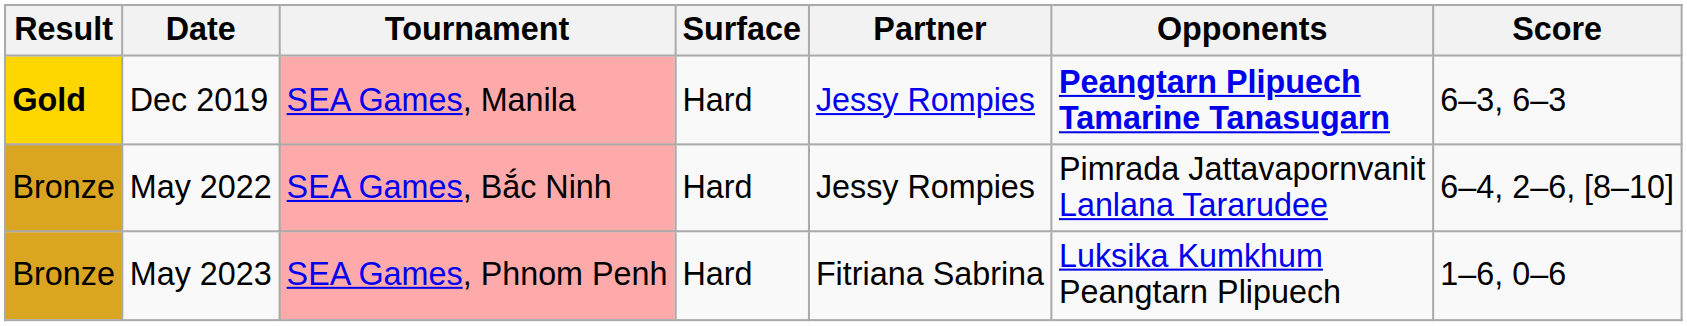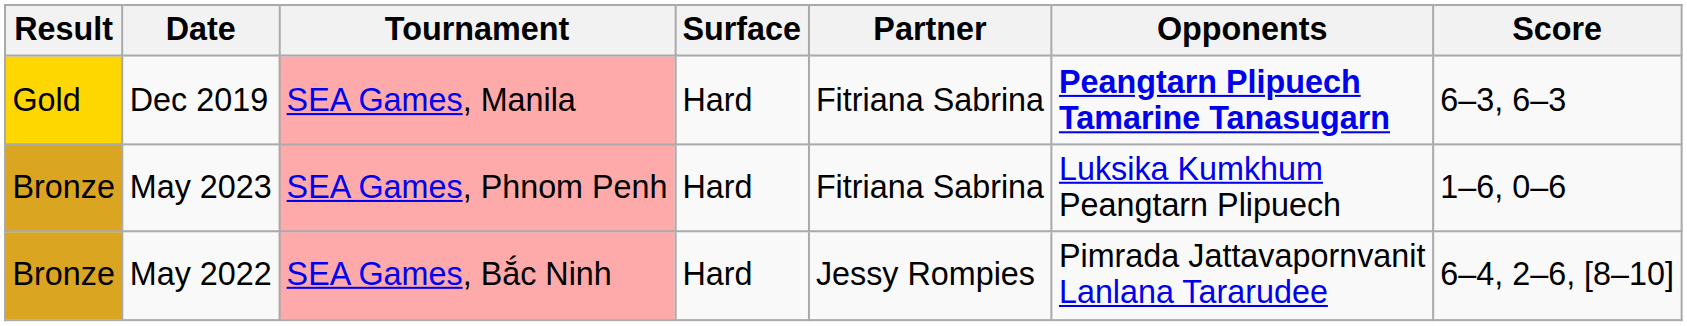(49, 99) bold -> (47, 99) normal
(925, 99) Jessy Rompies -> (930, 99) Fitriana Sabrina
rows swapped: (201, 187) <-> (201, 274)
